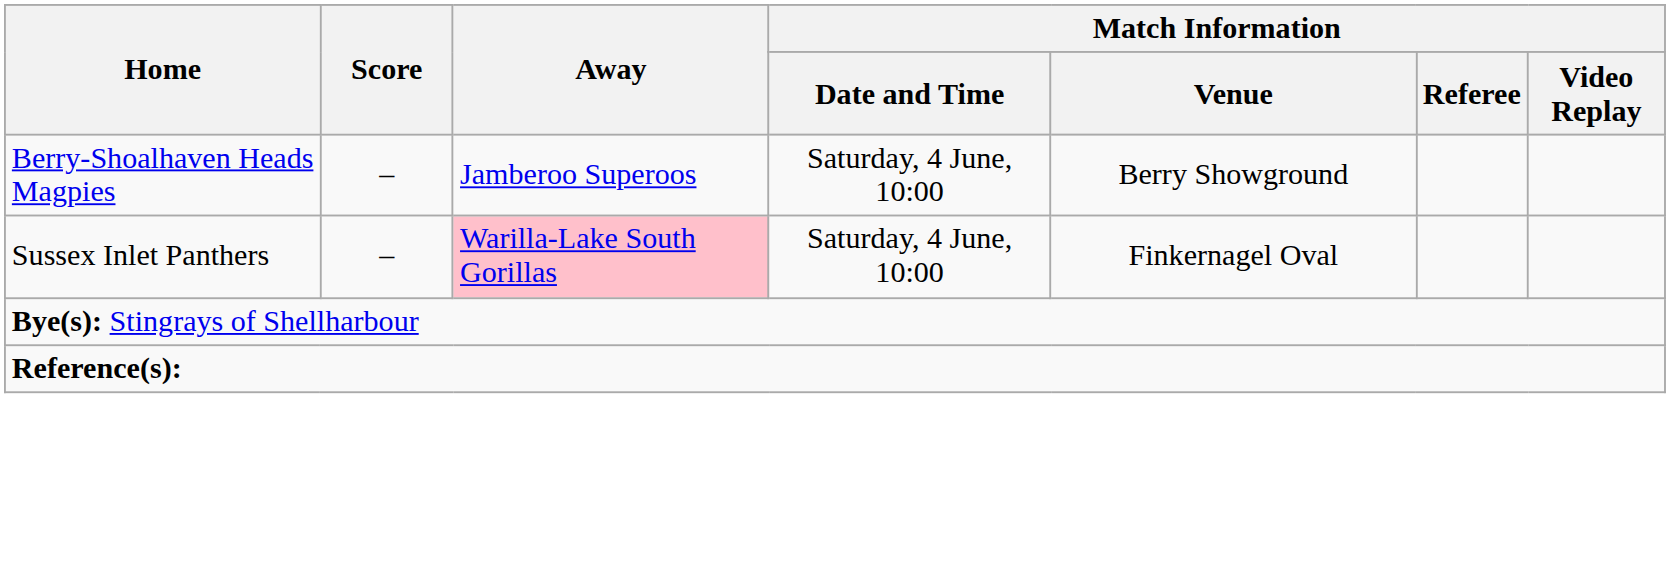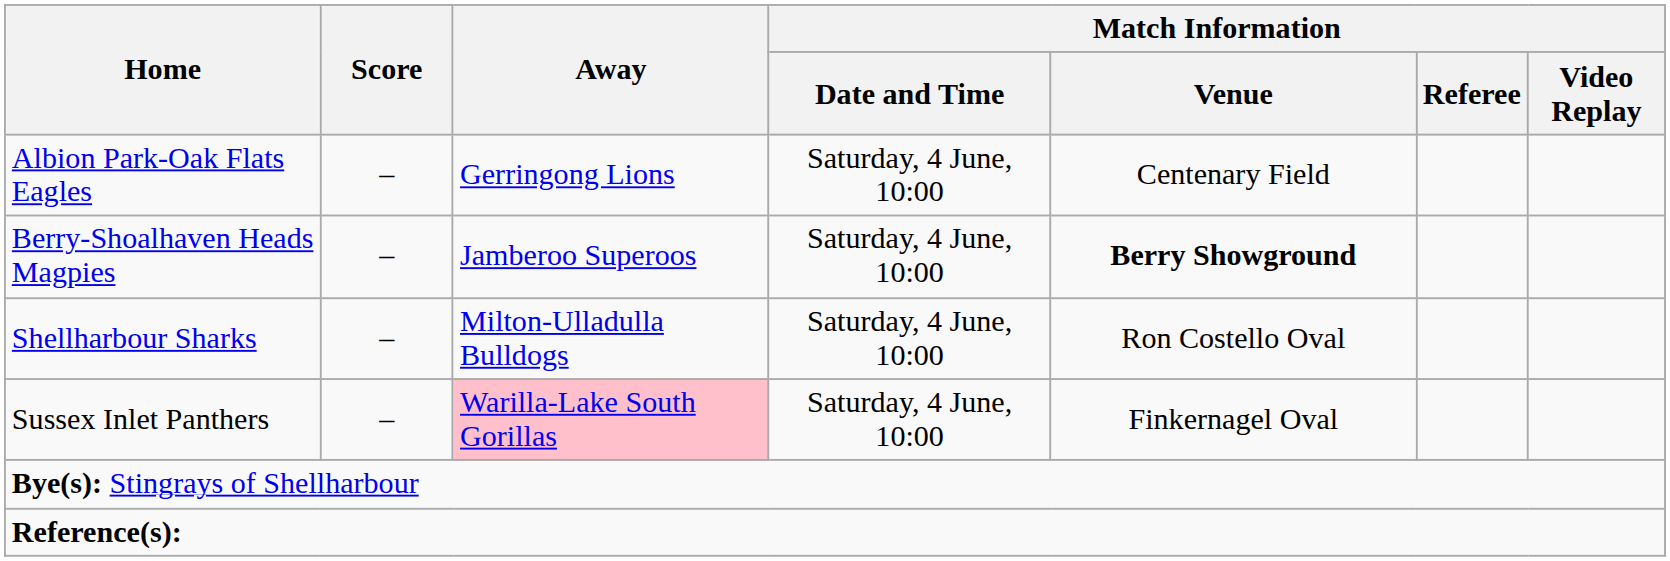+ row: (148, 174)
(1233, 174) normal -> (1233, 256) bold
+ row: (134, 337)
